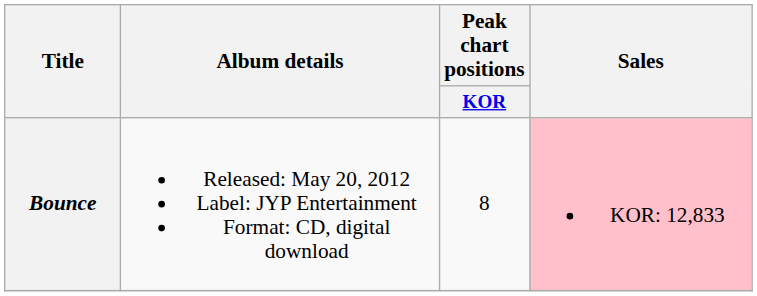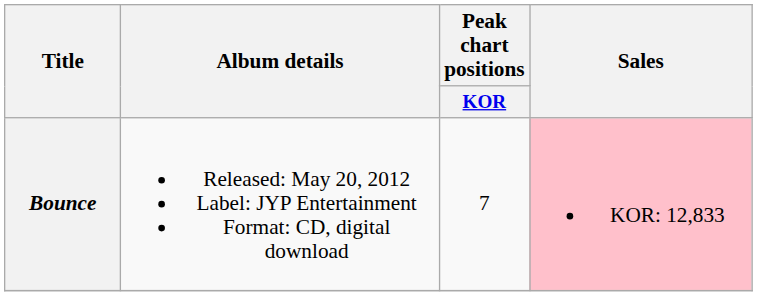(484, 203) 8 -> (484, 203) 7
